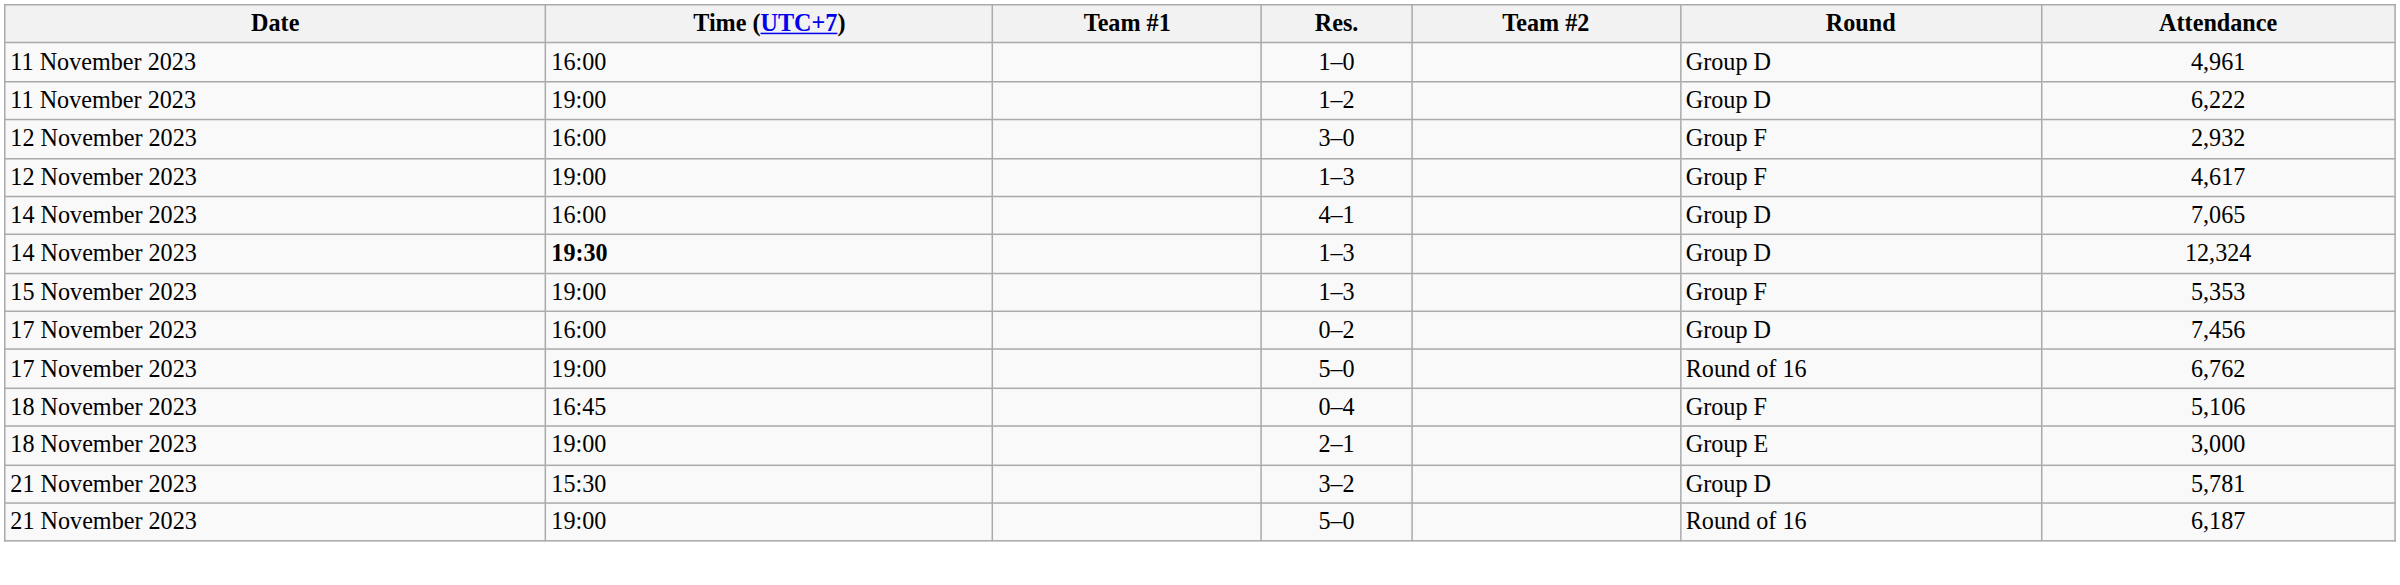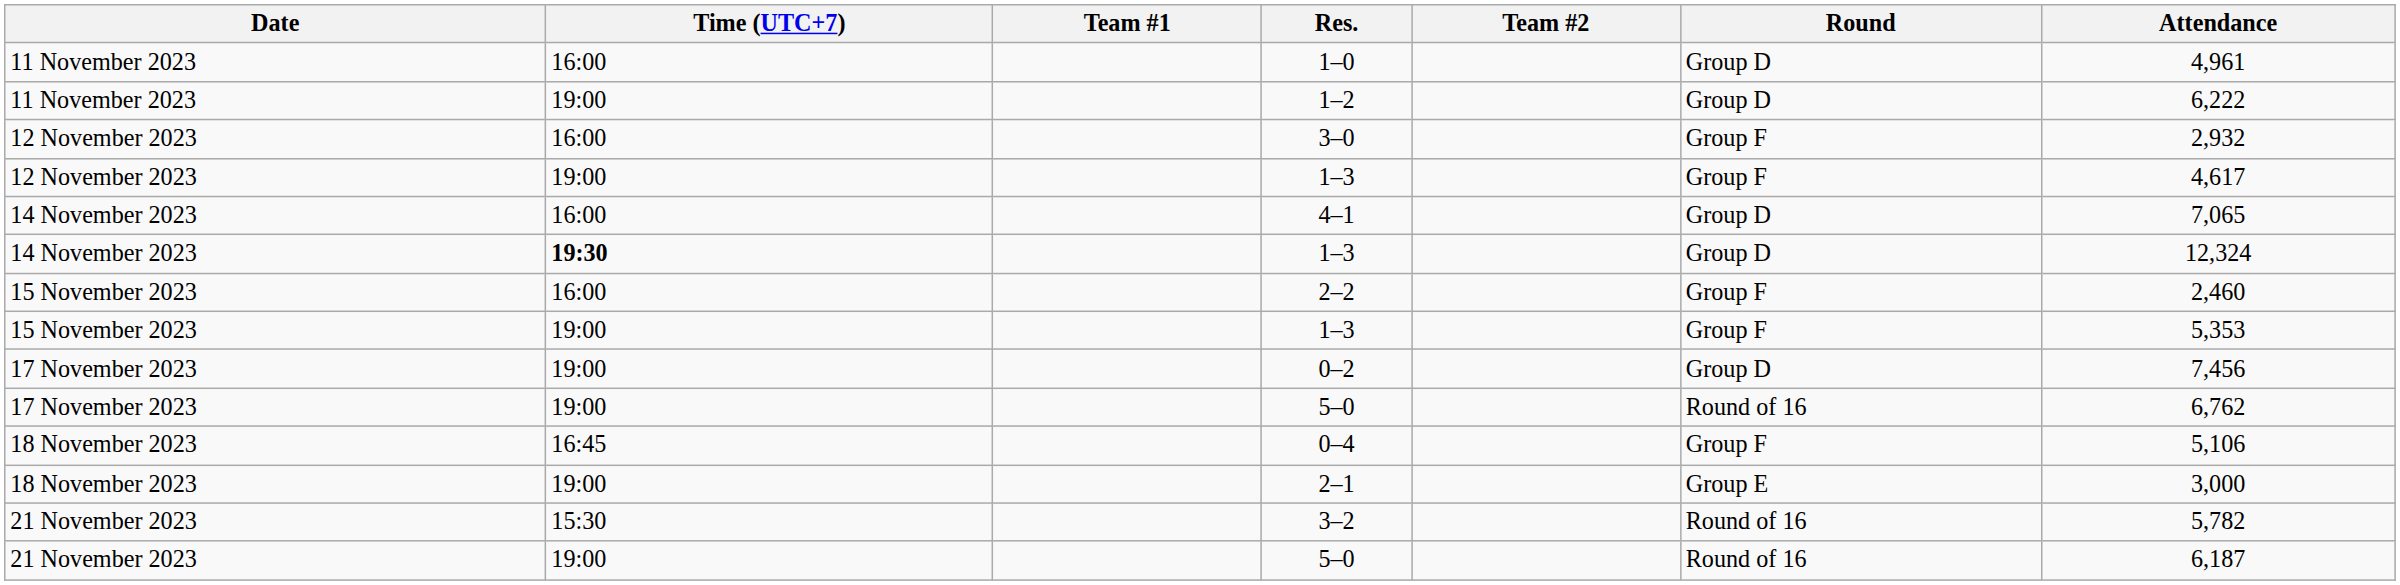+ row: (104, 291)
(579, 330) 16:00 -> (579, 368) 19:00
(1728, 483) Group D -> (1746, 521) Round of 16
(2218, 483) 5,781 -> (2218, 521) 5,782
